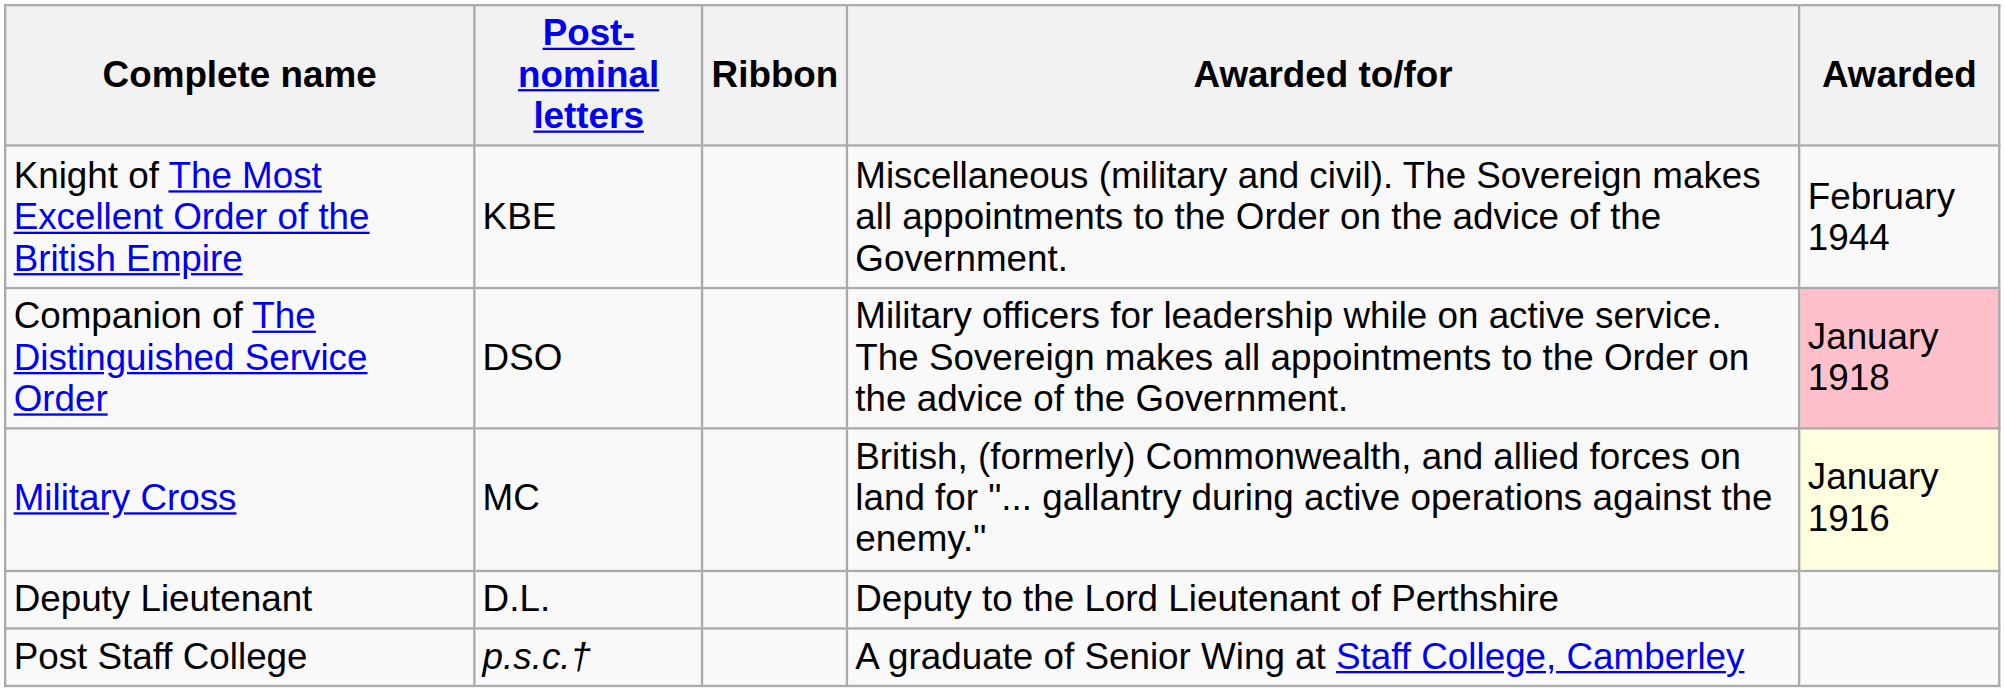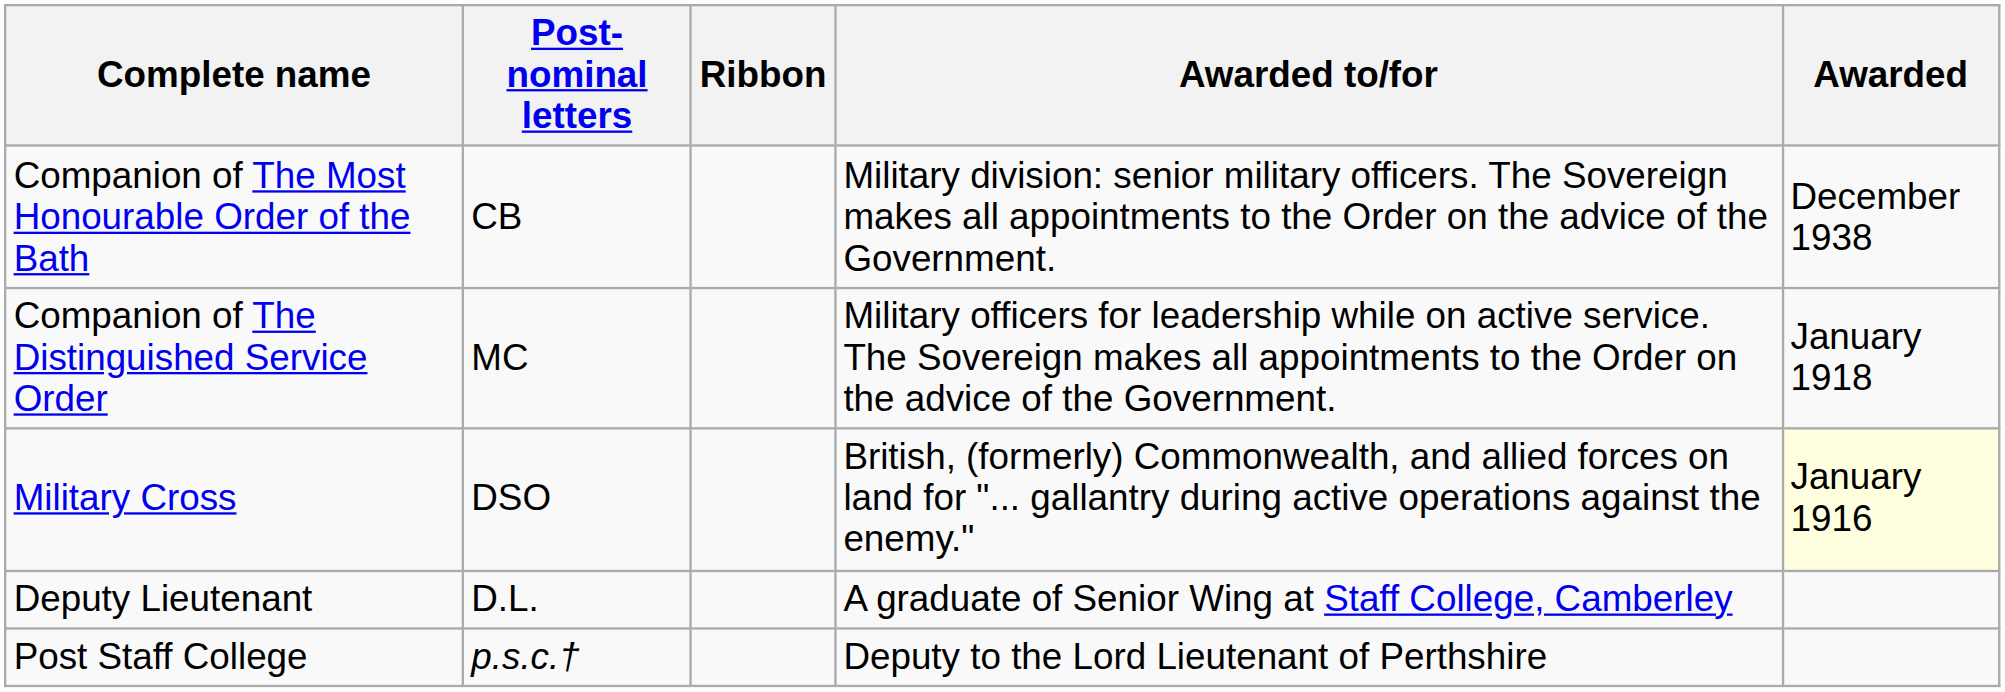- row: (192, 216)
+ row: (212, 216)
(522, 357) DSO -> (500, 357) MC
(1873, 357) pink background -> (1856, 357) no background
(511, 498) MC -> (511, 498) DSO
(1207, 598) Deputy to the Lord Lieutenant of Perthshire -> (1288, 598) A graduate of Senior Wing at Staff College, Camberley
(1300, 656) A graduate of Senior Wing at Staff College, Camberley -> (1195, 656) Deputy to the Lord Lieutenant of Perthshire
